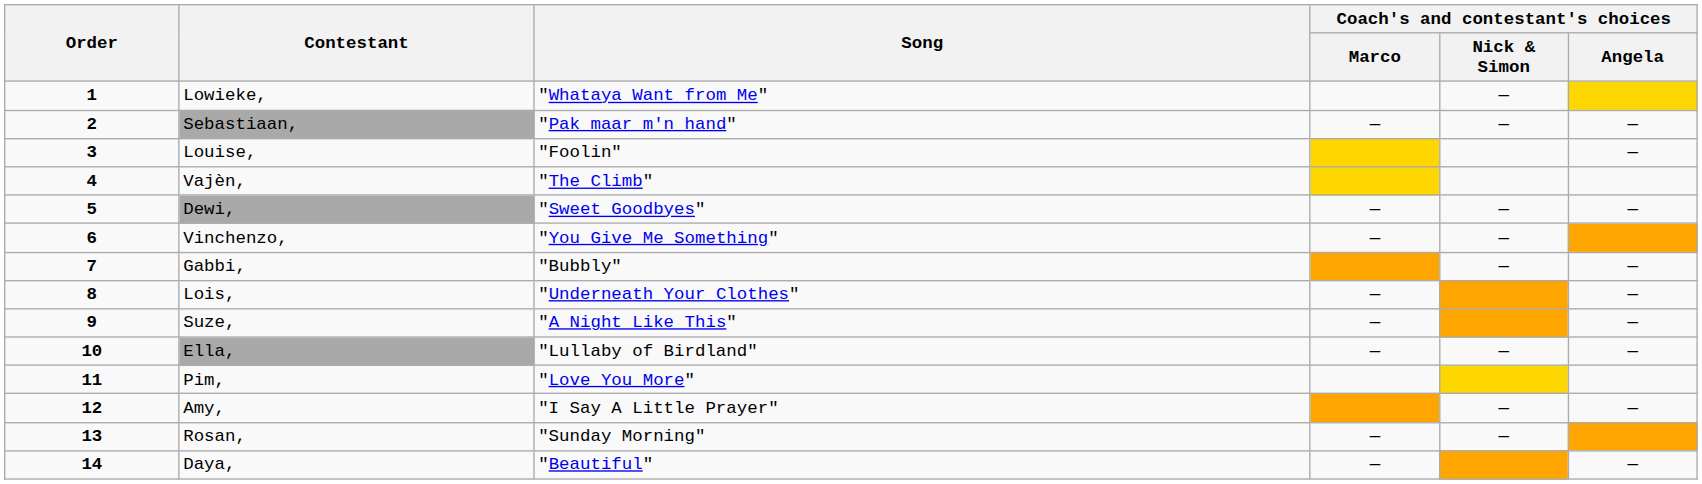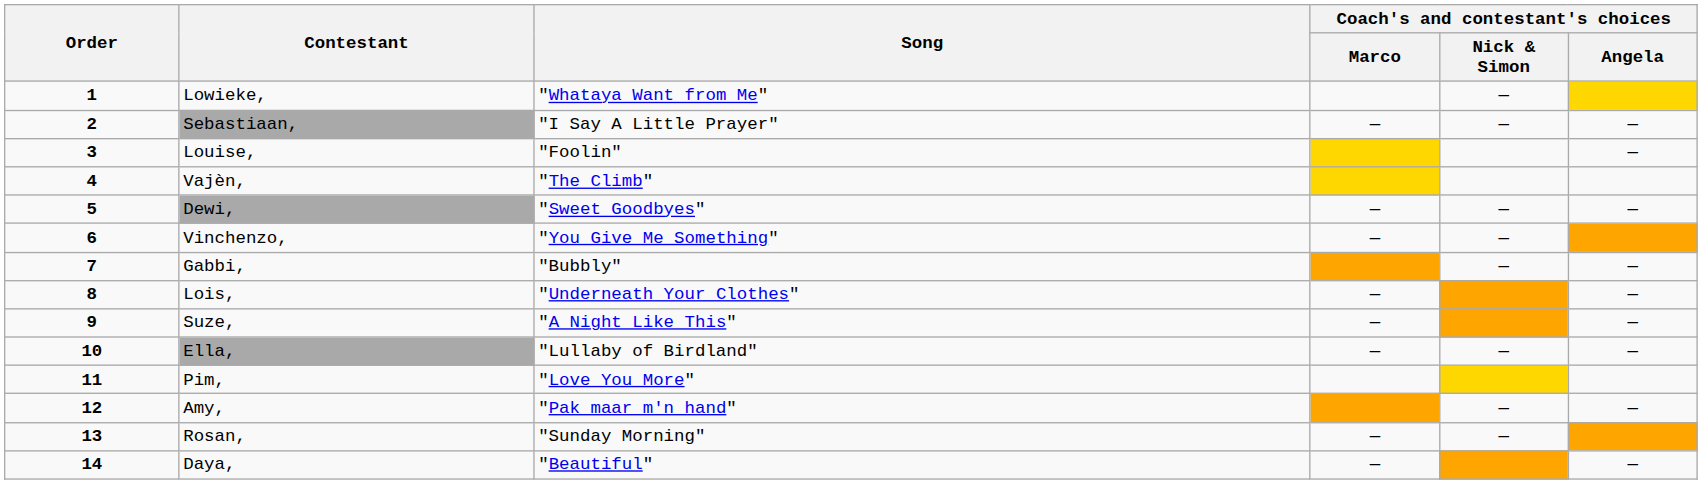(637, 124) "Pak maar m'n hand" -> (658, 124) "I Say A Little Prayer"
(658, 408) "I Say A Little Prayer" -> (637, 408) "Pak maar m'n hand"
